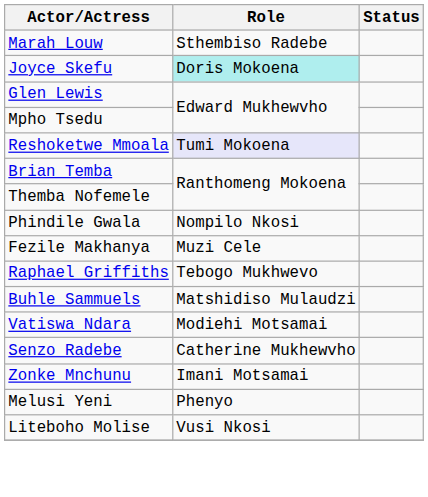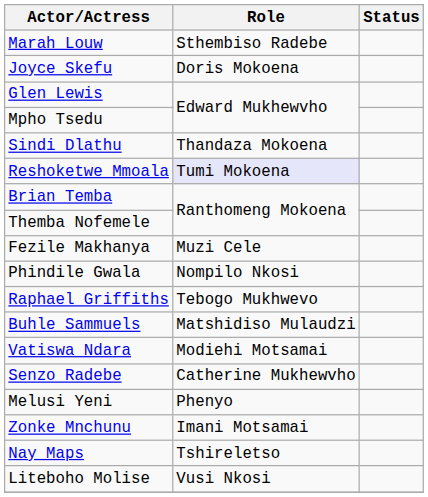(238, 69) paleturquoise background -> (238, 69) no background
+ row: (65, 146)
rows swapped: (79, 248) <-> (74, 223)
rows swapped: (60, 402) <-> (70, 376)
+ row: (46, 453)
